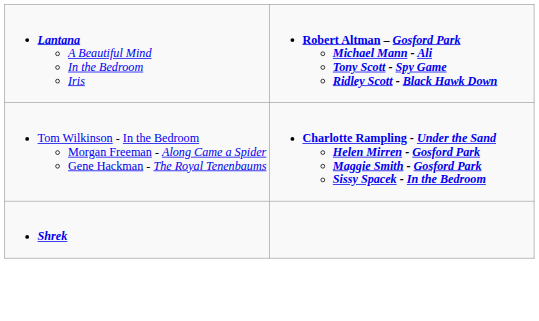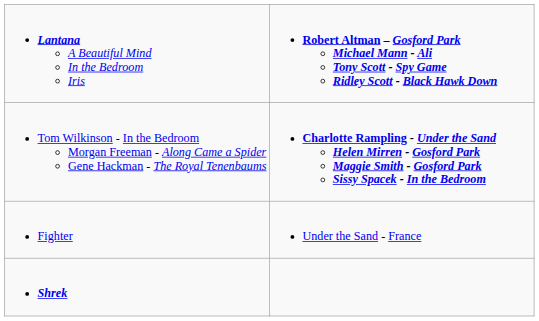+ row: (137, 237)
